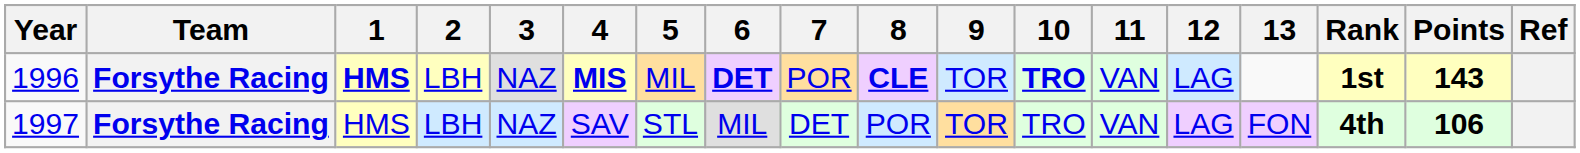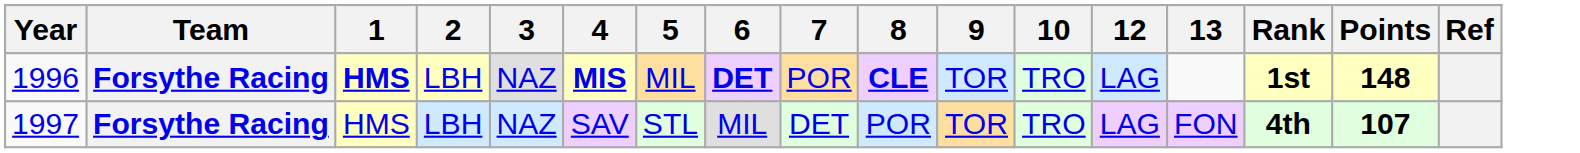- column: (1130, 29)
(1054, 77) bold -> (1054, 77) normal
(1459, 77) 143 -> (1385, 77) 148
(1459, 124) 106 -> (1385, 124) 107
